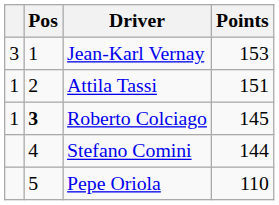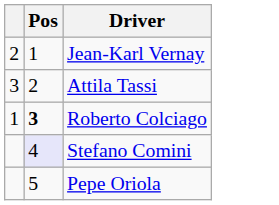- column: (242, 20)
(14, 53) 3 -> (14, 53) 2
(14, 86) 1 -> (14, 86) 3
(33, 151) no background -> (33, 151) lavender background
